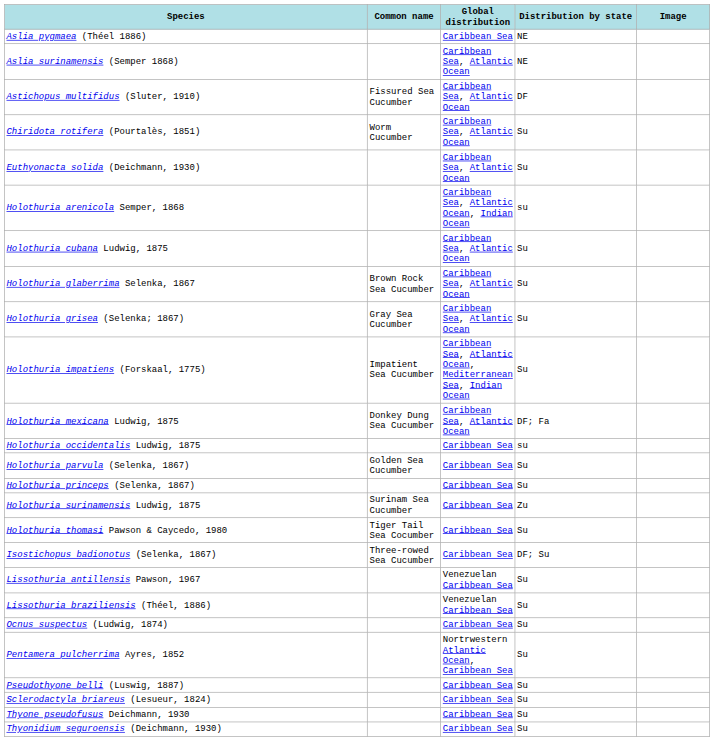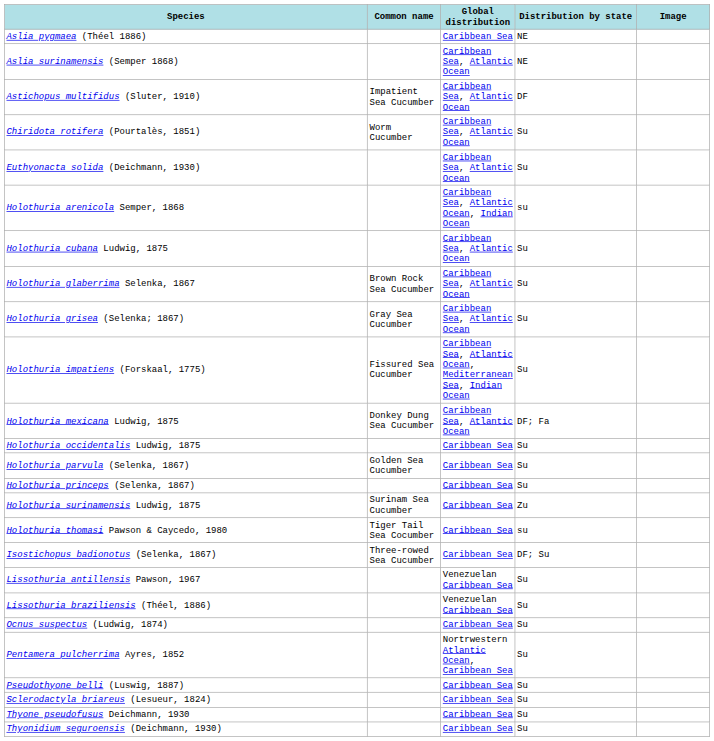(402, 97) Fissured Sea Cucumber -> (402, 97) Impatient Sea Cucumber
(402, 370) Impatient Sea Cucumber -> (402, 370) Fissured Sea Cucumber
(522, 446) su -> (522, 446) Su
(522, 530) Su -> (522, 530) su
